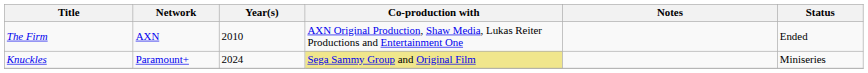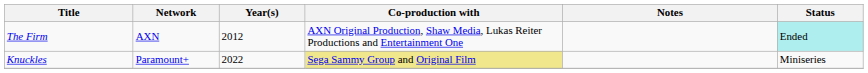(232, 36) 2010 -> (232, 36) 2012
(794, 36) no background -> (794, 36) paleturquoise background
(232, 59) 2024 -> (232, 59) 2022
